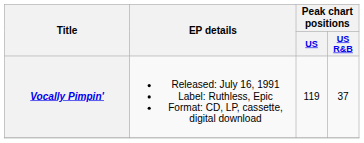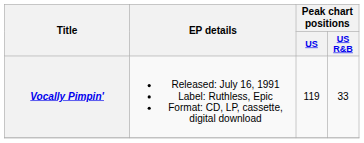(343, 96) 37 -> (343, 96) 33
